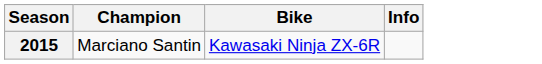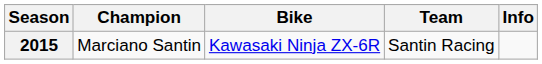+ column: (441, 18)
